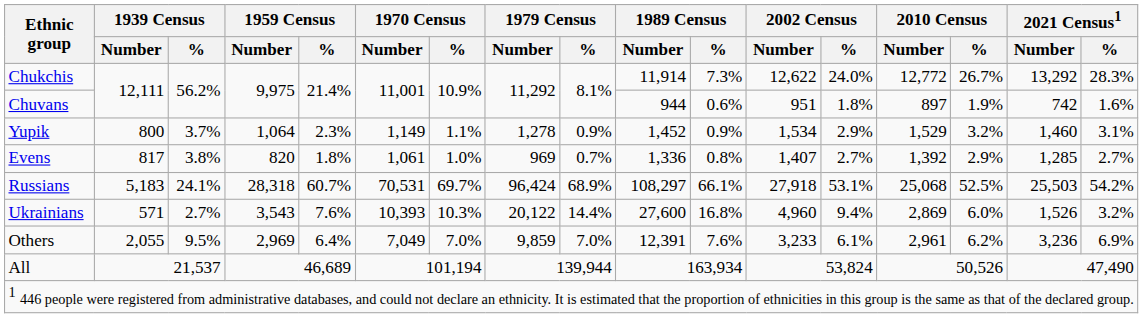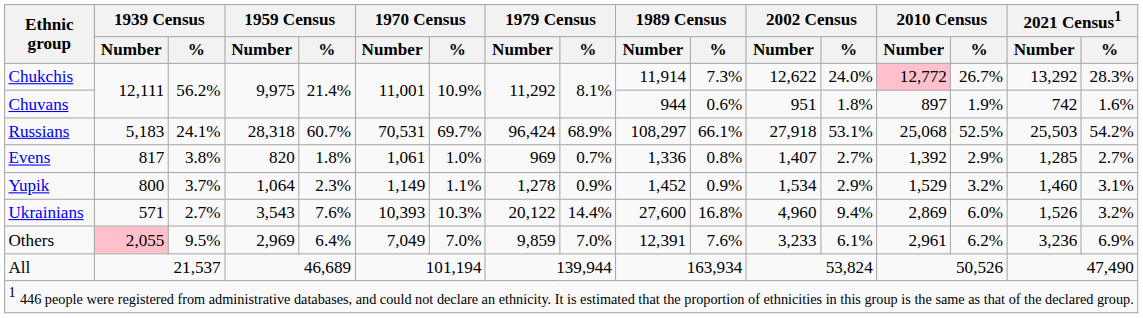(923, 77) no background -> (923, 77) pink background
rows swapped: (29, 131) <-> (39, 185)
(145, 239) no background -> (145, 239) pink background
